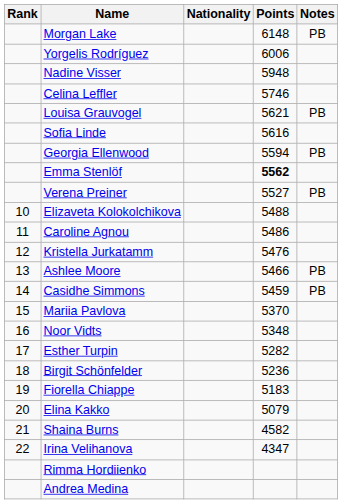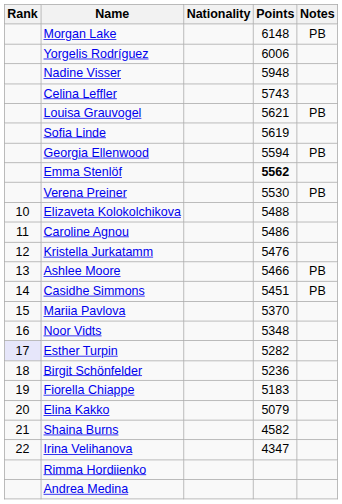(275, 93) 5746 -> (275, 93) 5743
(275, 133) 5616 -> (275, 133) 5619
(275, 192) 5527 -> (275, 192) 5530
(275, 291) 5459 -> (275, 291) 5451
(23, 350) no background -> (23, 350) lavender background
